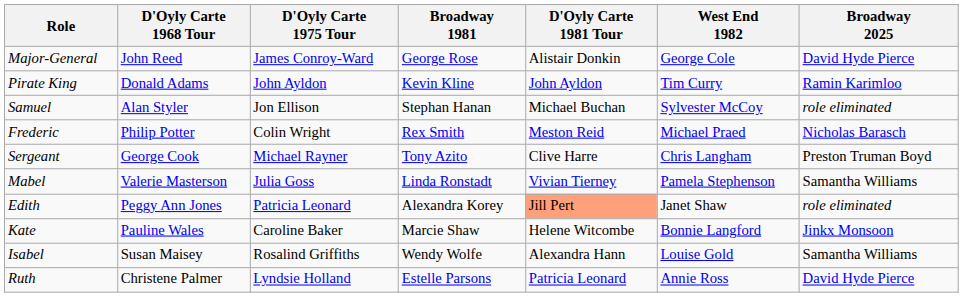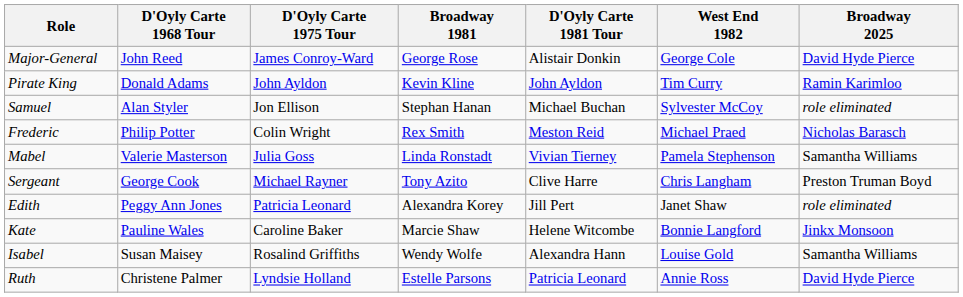rows swapped: (34, 157) <-> (27, 181)
(551, 206) lightsalmon background -> (551, 206) no background
